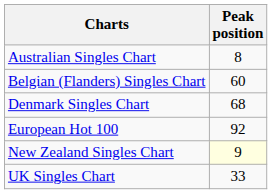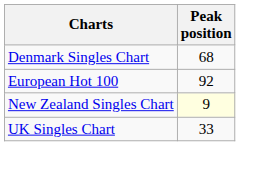- row: (82, 57)
- row: (107, 81)
